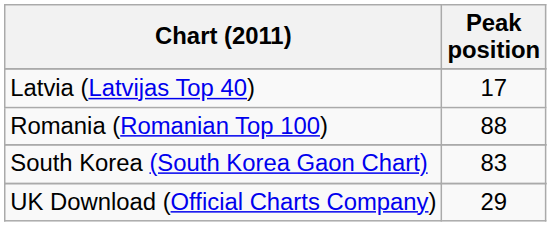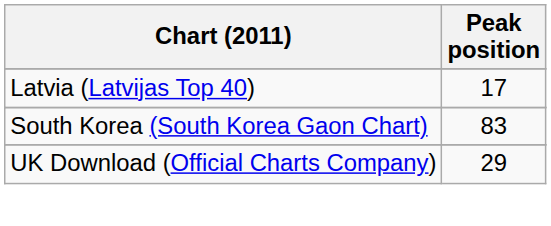- row: (169, 125)
